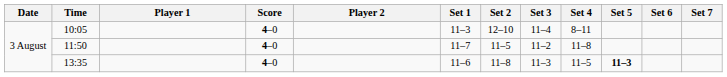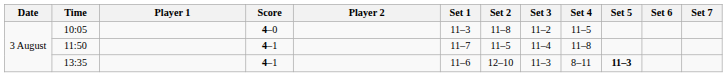(501, 30) 12–10 -> (501, 30) 11–8
(541, 30) 11–4 -> (541, 30) 11–2
(581, 30) 8–11 -> (581, 30) 11–5
(270, 47) 4–0 -> (270, 47) 4–1
(541, 47) 11–2 -> (541, 47) 11–4
(270, 63) 4–0 -> (270, 63) 4–1
(501, 63) 11–8 -> (501, 63) 12–10
(581, 63) 11–5 -> (581, 63) 8–11
